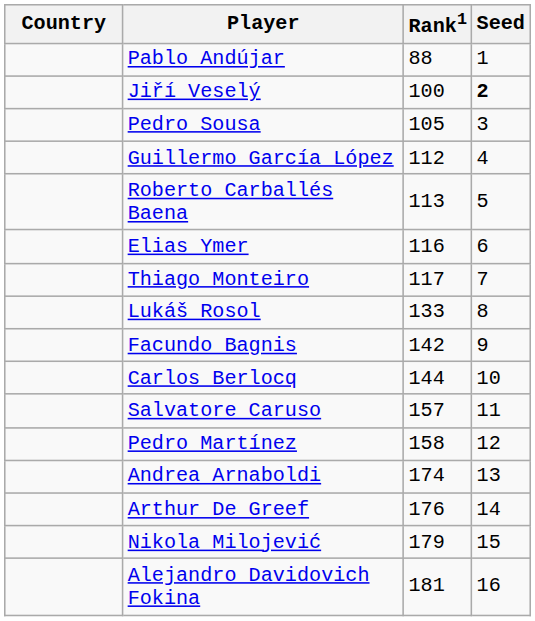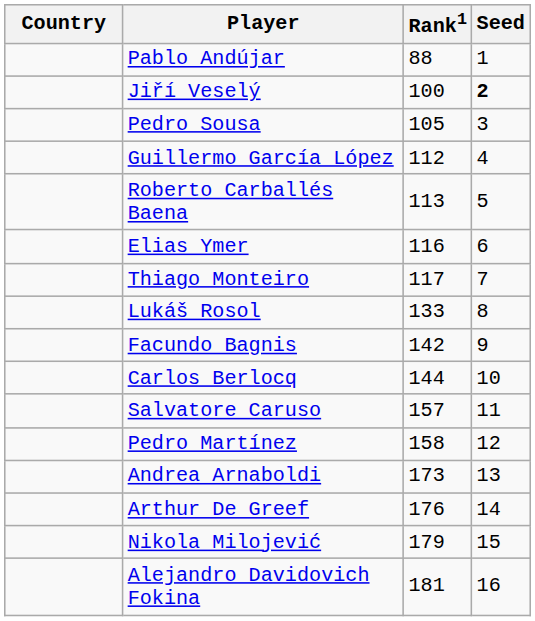(427, 477) 174 -> (427, 477) 173
